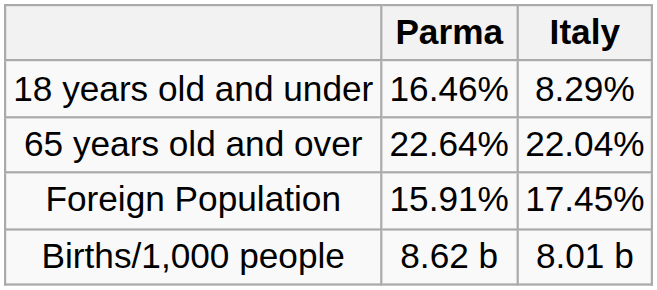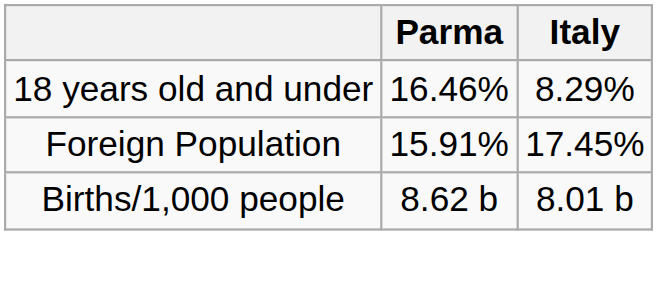- row: (193, 144)
